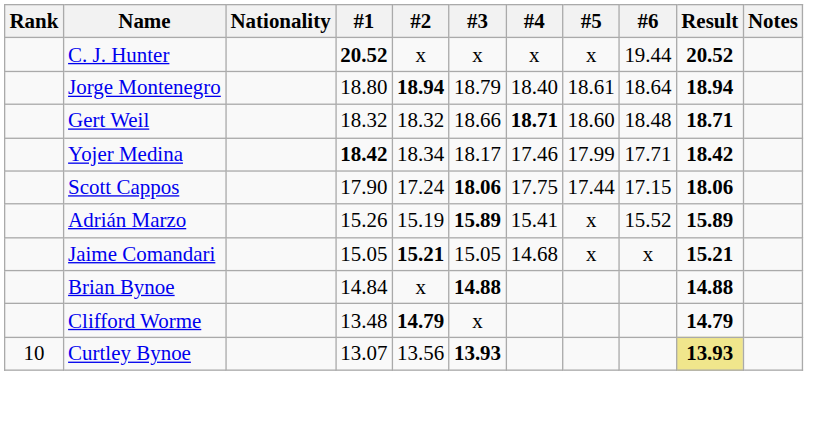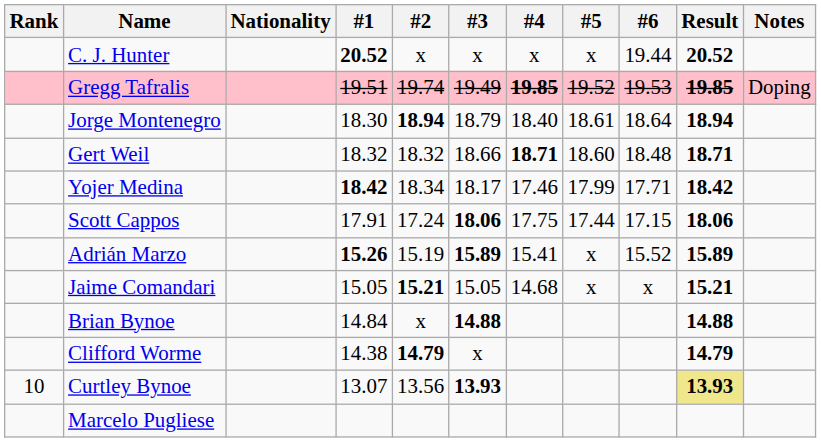+ row: (129, 87)
(364, 87) 18.80 -> (364, 120) 18.30
(364, 187) 17.90 -> (364, 220) 17.91
(364, 220) normal -> (364, 253) bold
(364, 320) 13.48 -> (364, 353) 14.38
+ row: (141, 420)
